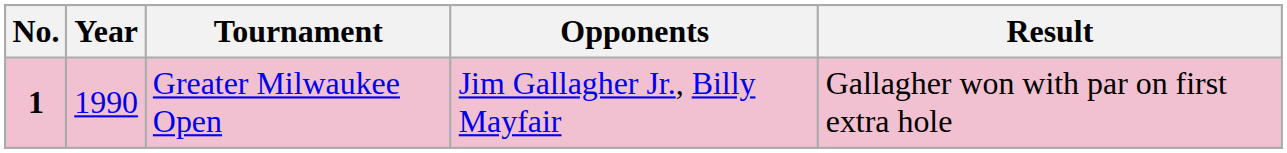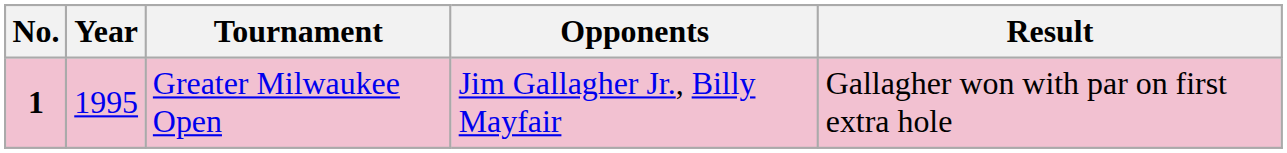(106, 102) 1990 -> (106, 102) 1995
